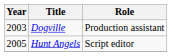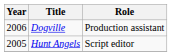(17, 28) 2003 -> (17, 28) 2006
